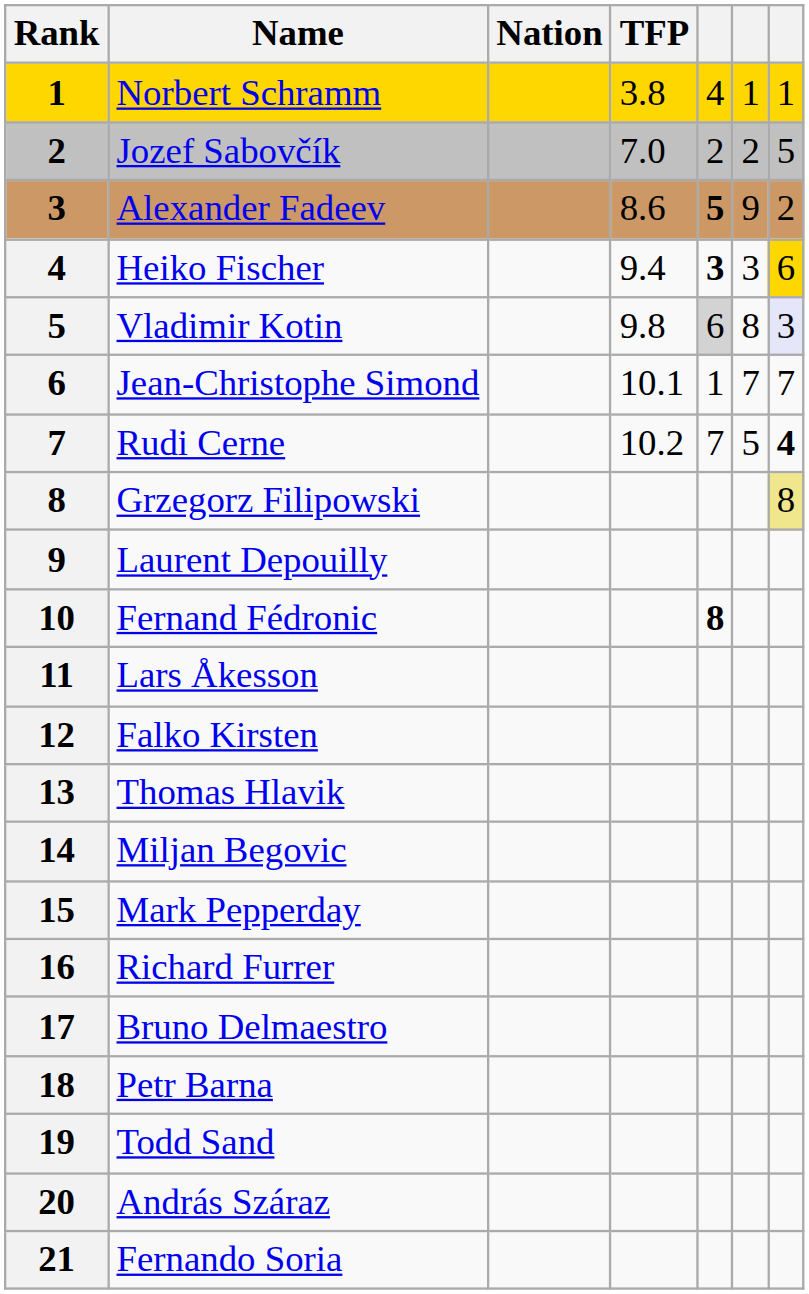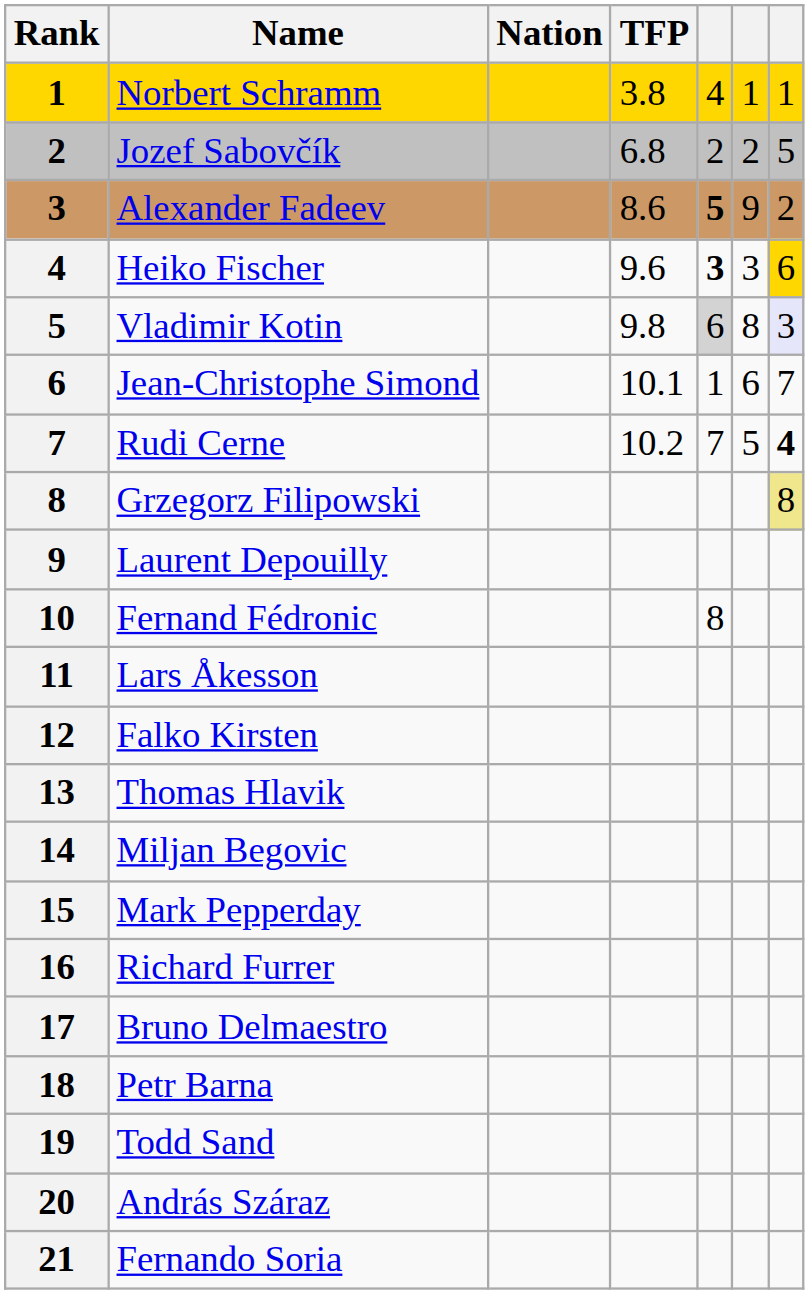(643, 150) 7.0 -> (643, 150) 6.8
(643, 267) 9.4 -> (643, 267) 9.6
(751, 383) 7 -> (751, 383) 6
(715, 617) bold -> (715, 617) normal
